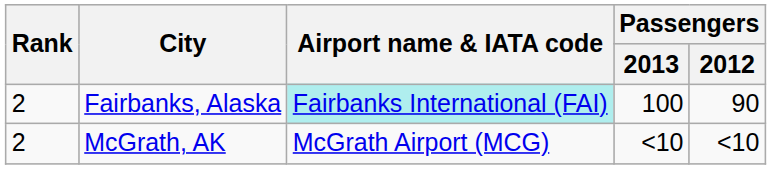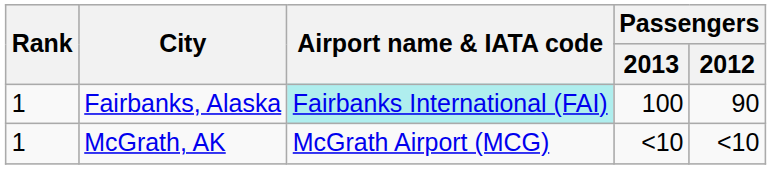(19, 103) 2 -> (19, 103) 1
(19, 143) 2 -> (19, 143) 1
